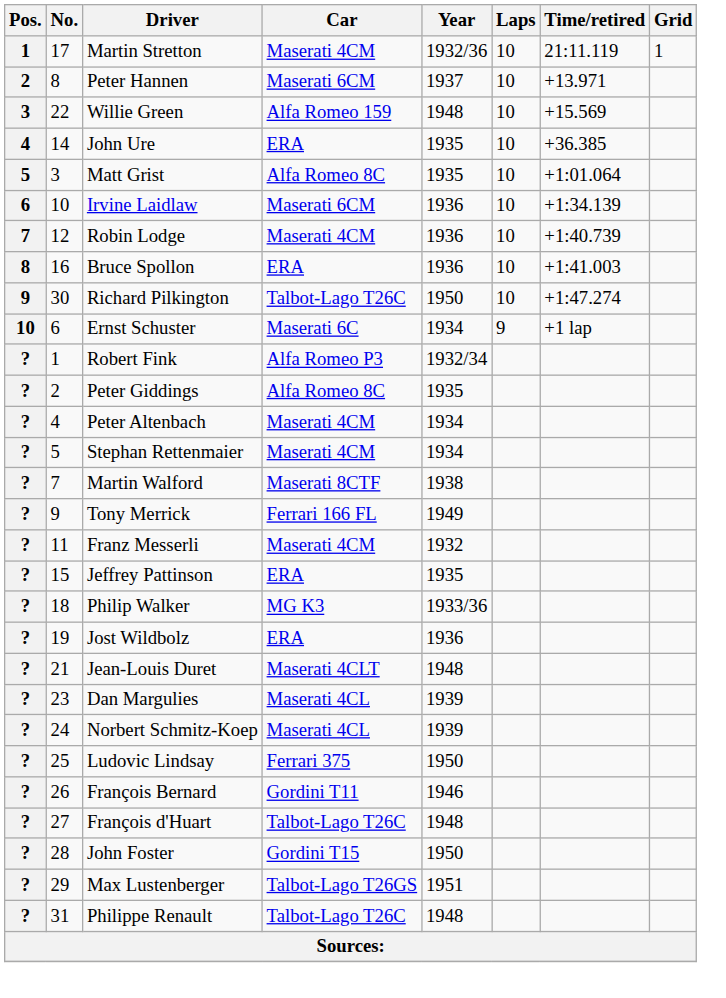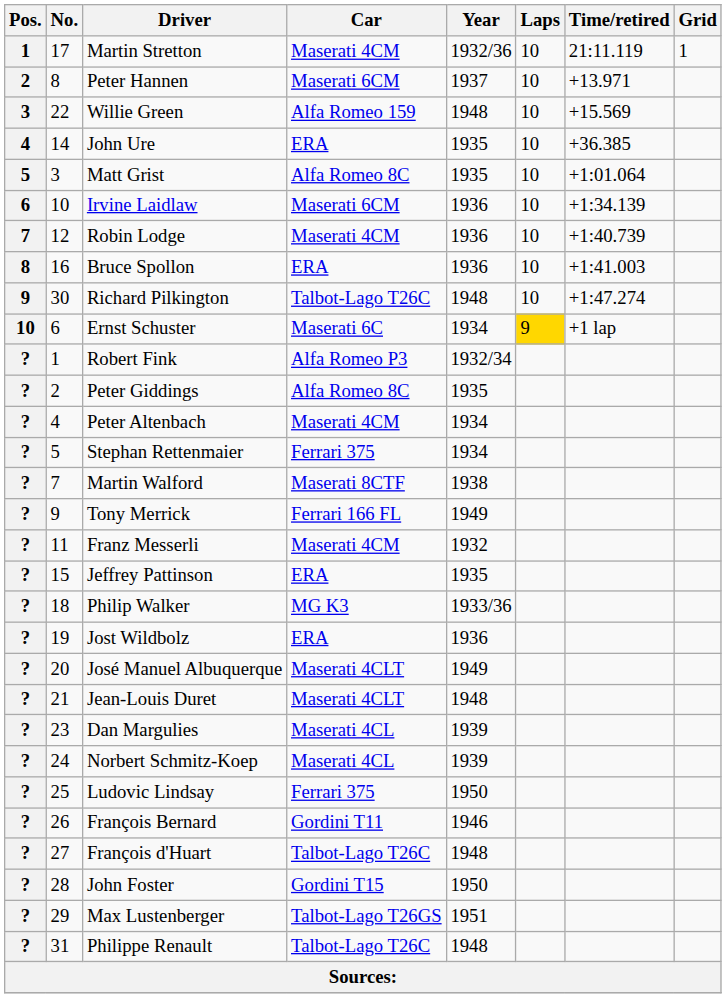(445, 298) 1950 -> (469, 298) 1948
(501, 329) no background -> (525, 329) gold background
(321, 452) Maserati 4CM -> (333, 452) Ferrari 375
+ row: (185, 668)
